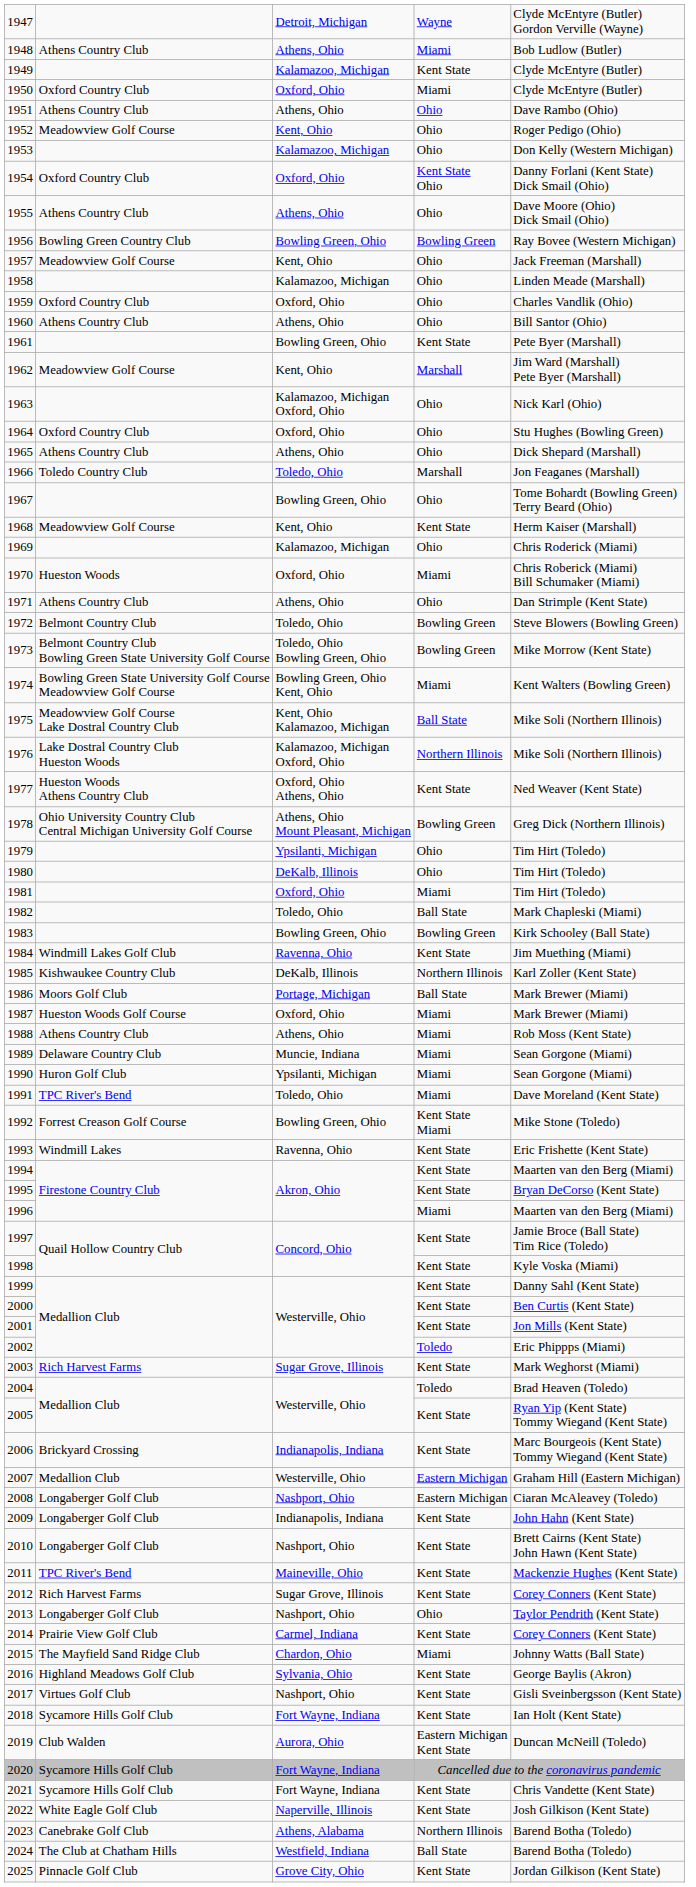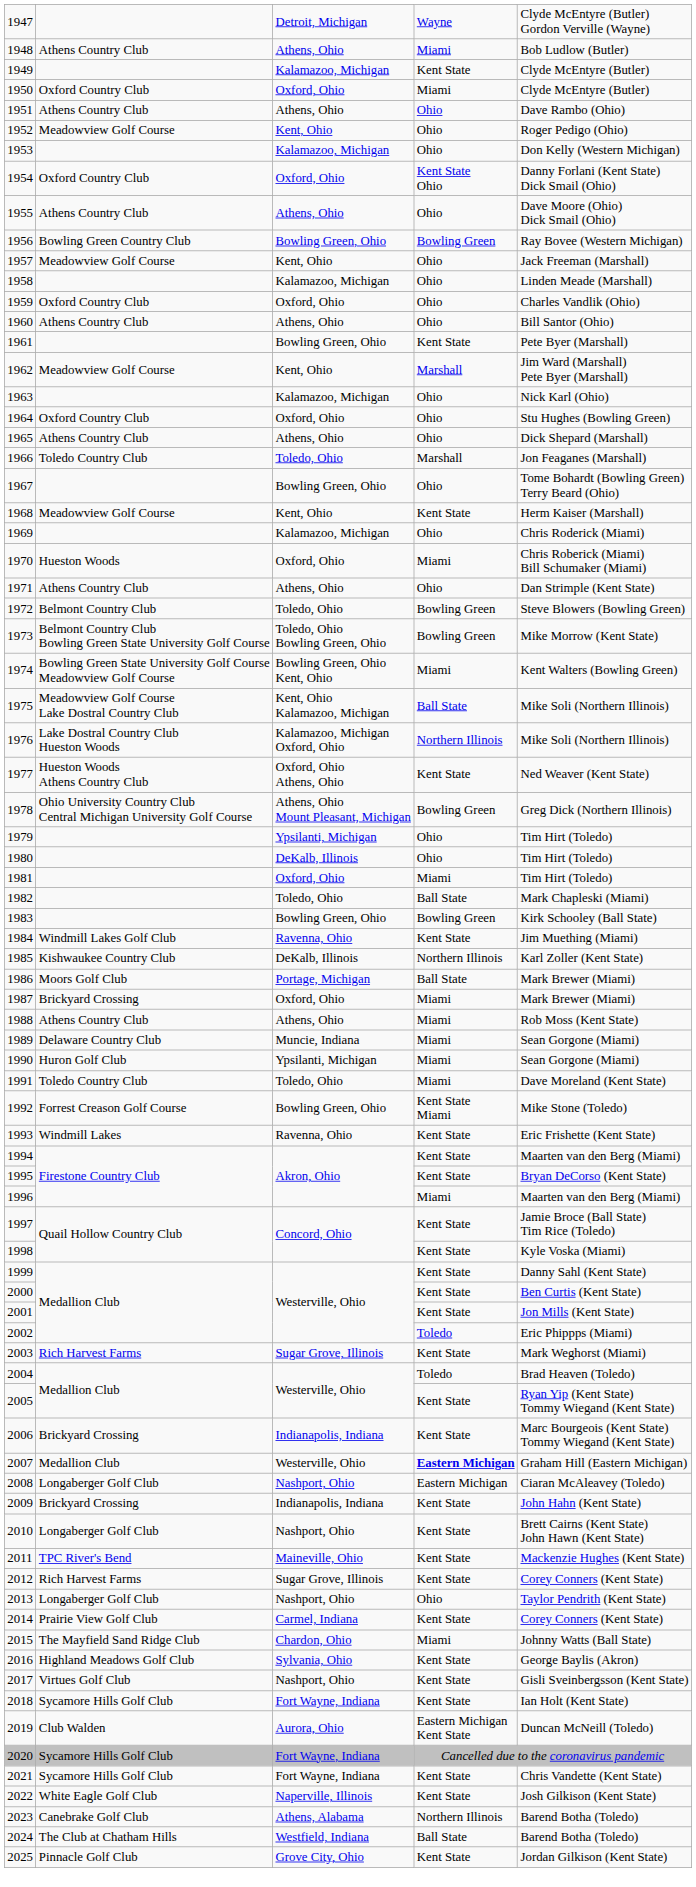(332, 404) Kalamazoo, Michigan Oxford, Ohio -> (332, 397) Kalamazoo, Michigan
(112, 1013) Hueston Woods Golf Course -> (89, 999) Brickyard Crossing
(85, 1095) TPC River's Bend -> (93, 1080) Toledo Country Club
(462, 1477) normal -> (466, 1463) bold
(99, 1518) Longaberger Golf Club -> (89, 1503) Brickyard Crossing
